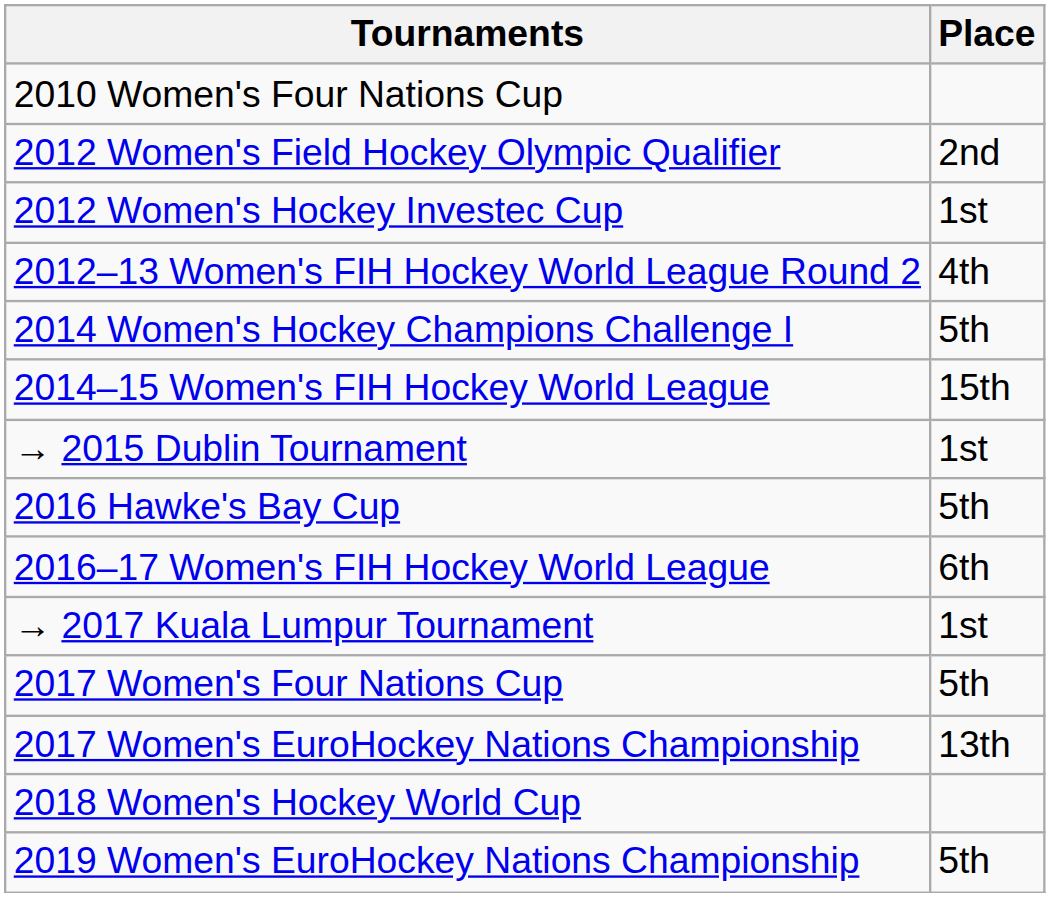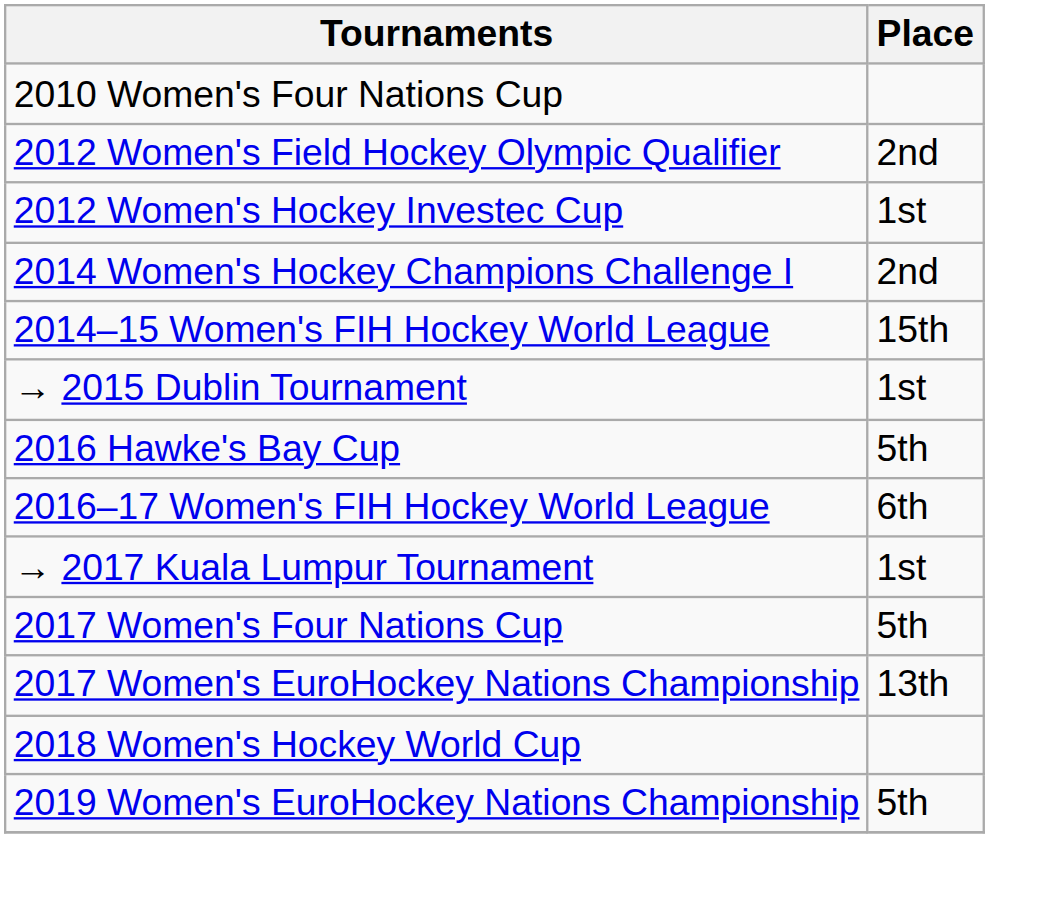- row: (467, 270)
(964, 329) 5th -> (908, 270) 2nd
